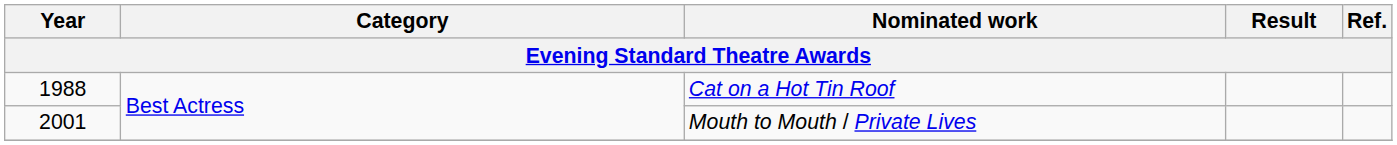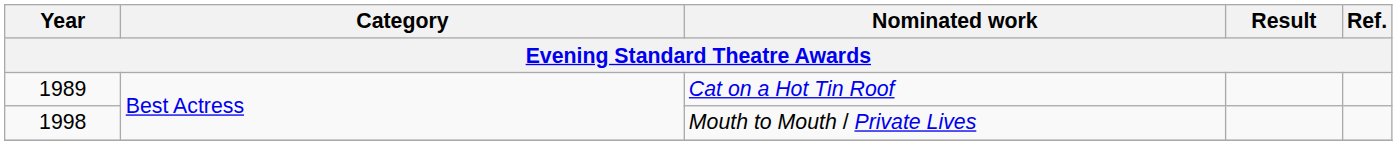(63, 88) 1988 -> (63, 88) 1989
(63, 122) 2001 -> (63, 122) 1998
